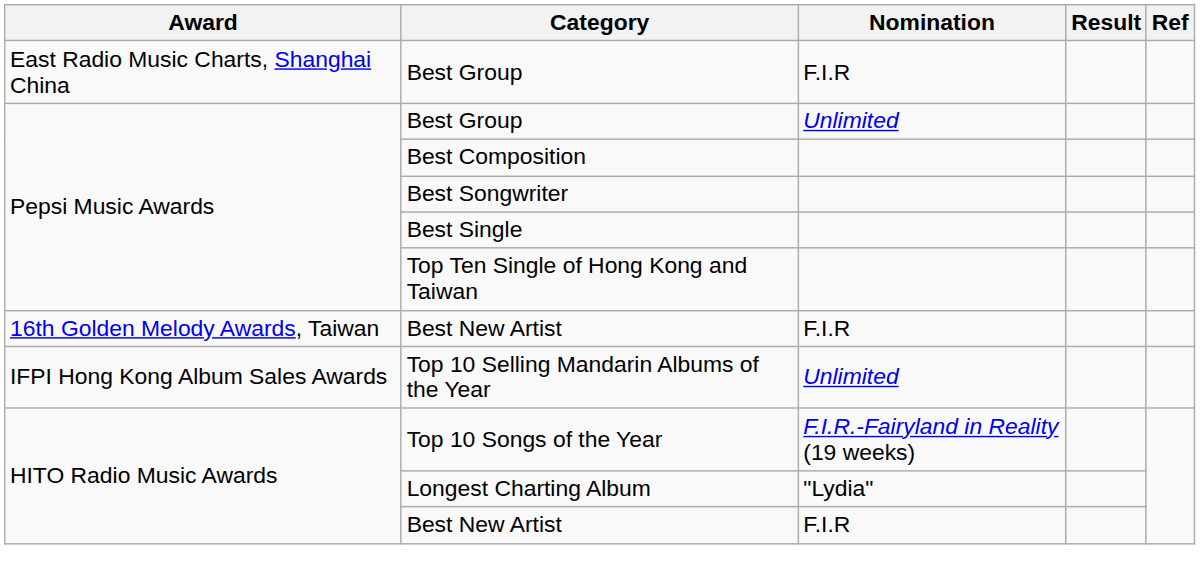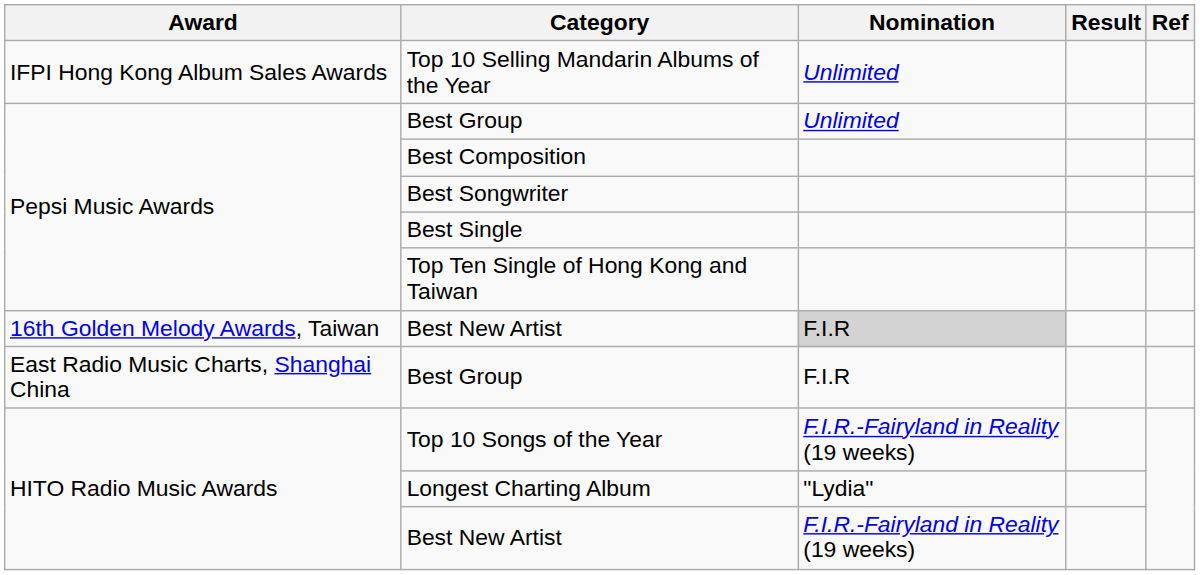rows swapped: (191, 71) <-> (199, 377)
(827, 328) no background -> (827, 328) lightgrey background
(827, 524) F.I.R -> (931, 537) F.I.R.-Fairyland in Reality (19 weeks)
